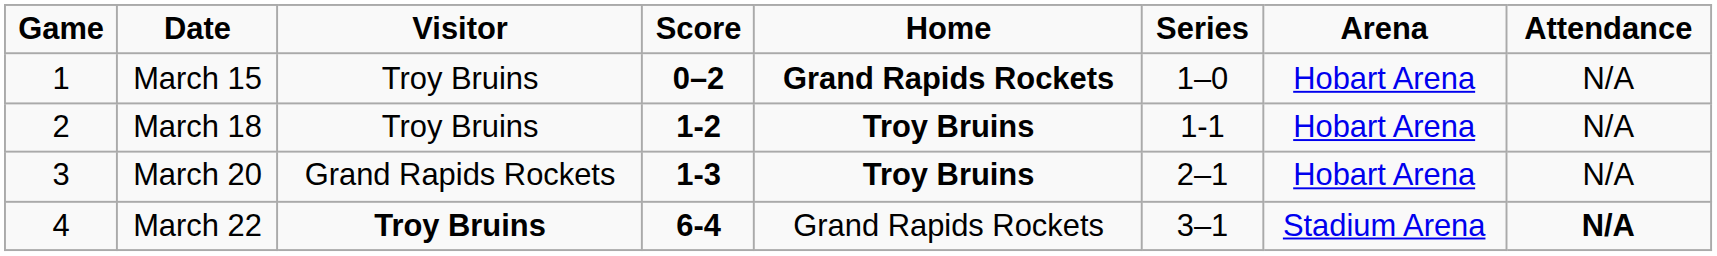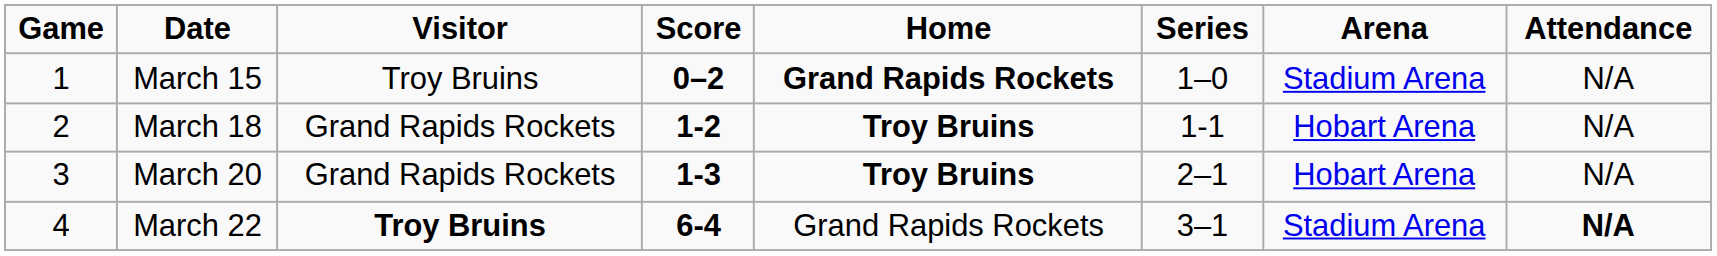(1384, 77) Hobart Arena -> (1384, 77) Stadium Arena
(460, 126) Troy Bruins -> (460, 126) Grand Rapids Rockets
